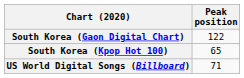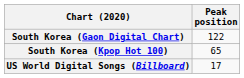(216, 66) 71 -> (216, 66) 17
